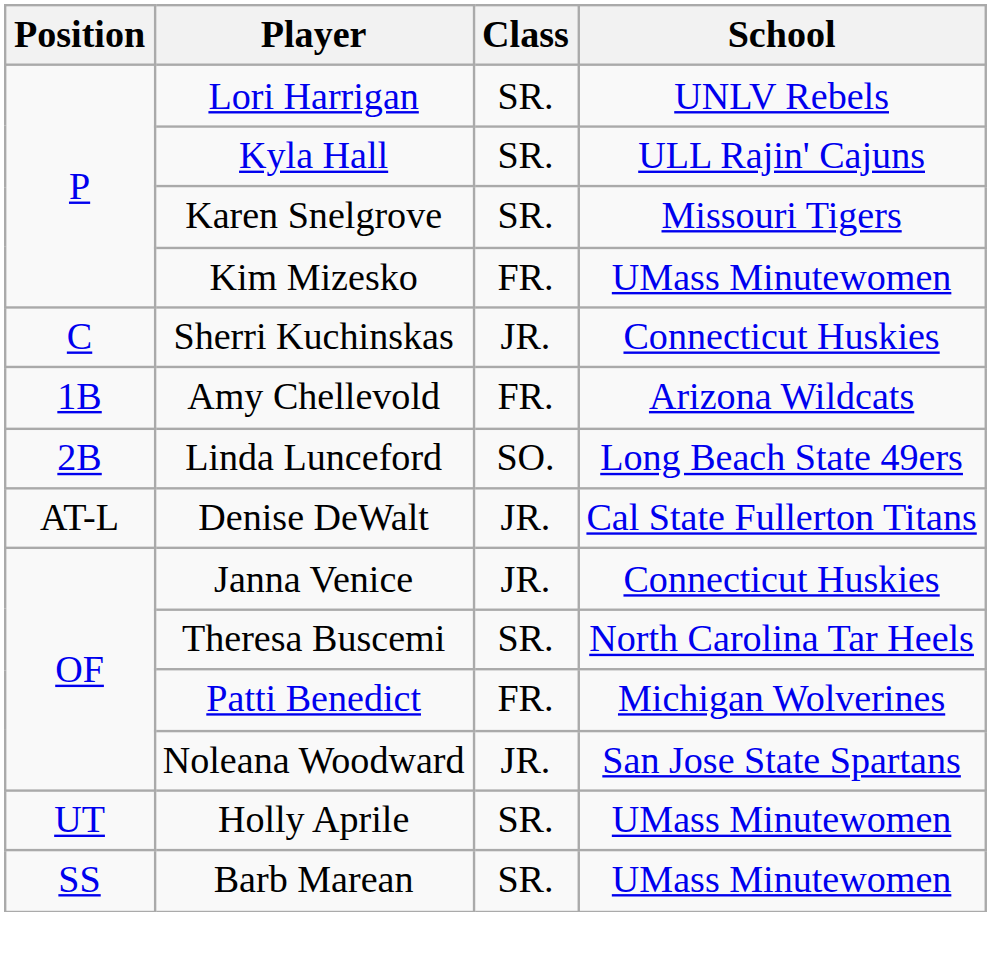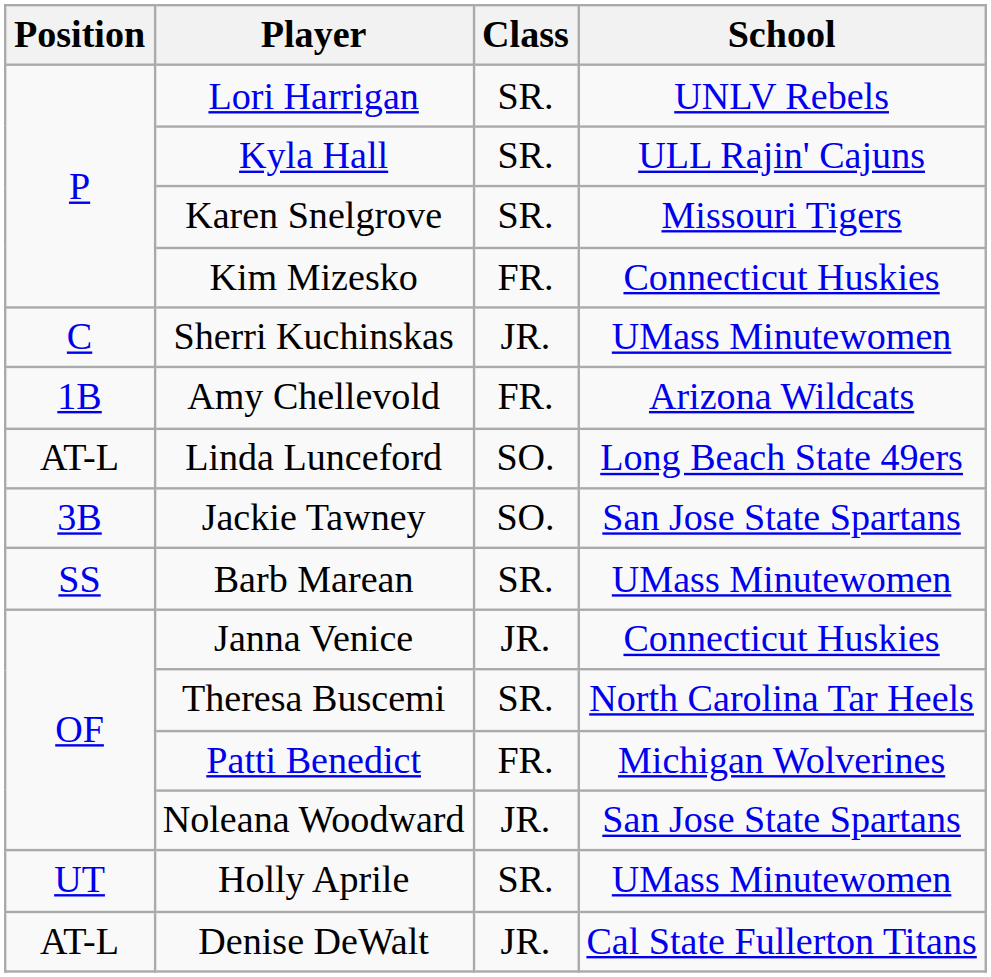(782, 276) UMass Minutewomen -> (782, 276) Connecticut Huskies
(782, 336) Connecticut Huskies -> (782, 336) UMass Minutewomen
(80, 457) 2B -> (80, 457) AT-L
+ row: (314, 517)
rows swapped: (314, 880) <-> (314, 517)
